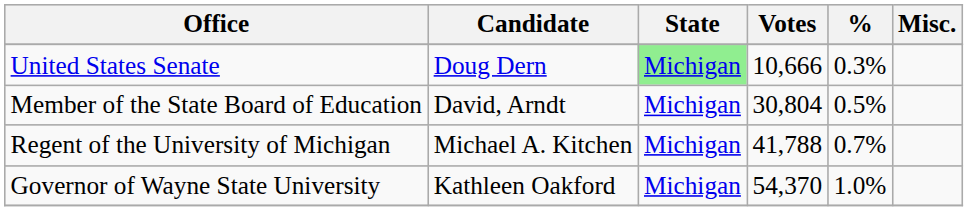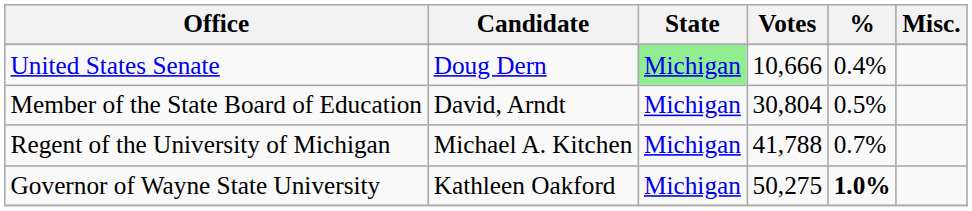(860, 64) 0.3% -> (860, 64) 0.4%
(787, 184) 54,370 -> (787, 184) 50,275
(860, 184) normal -> (862, 184) bold
